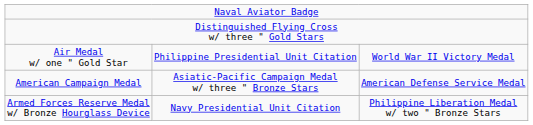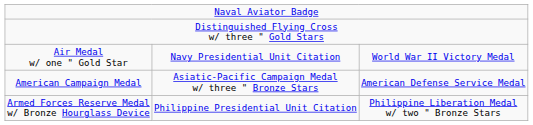(255, 57) Philippine Presidential Unit Citation -> (255, 57) Navy Presidential Unit Citation
(255, 108) Navy Presidential Unit Citation -> (255, 108) Philippine Presidential Unit Citation
